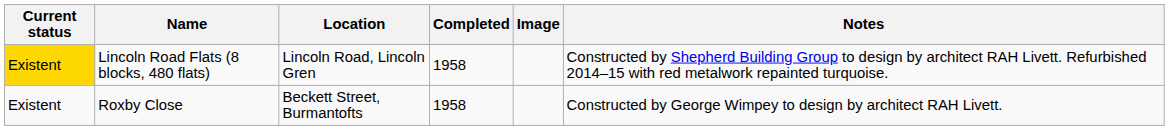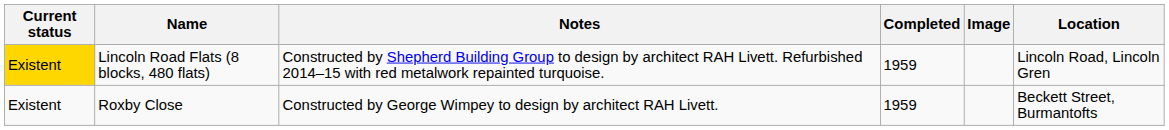columns swapped: (354, 24) <-> (864, 24)
(450, 65) 1958 -> (900, 65) 1959
(450, 105) 1958 -> (900, 105) 1959
